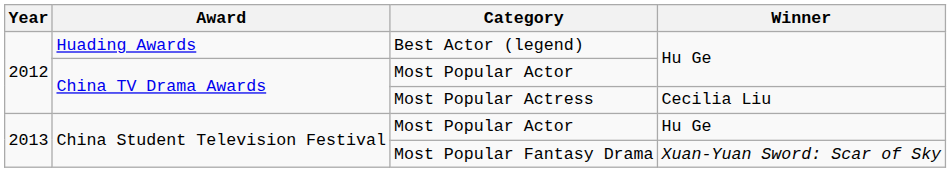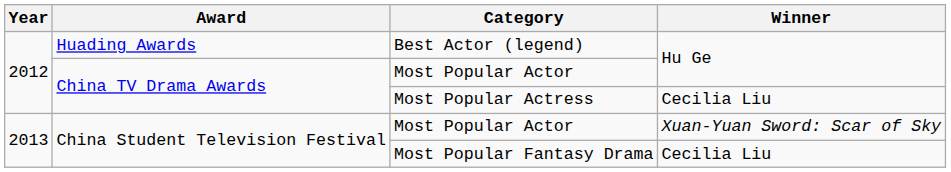(686, 127) Hu Ge -> (801, 127) Xuan-Yuan Sword: Scar of Sky
(801, 154) Xuan-Yuan Sword: Scar of Sky -> (716, 154) Cecilia Liu
